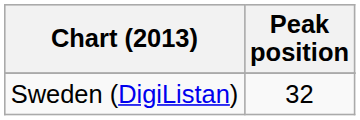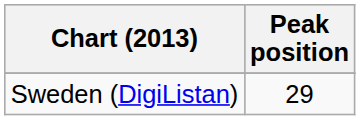(300, 93) 32 -> (300, 93) 29
